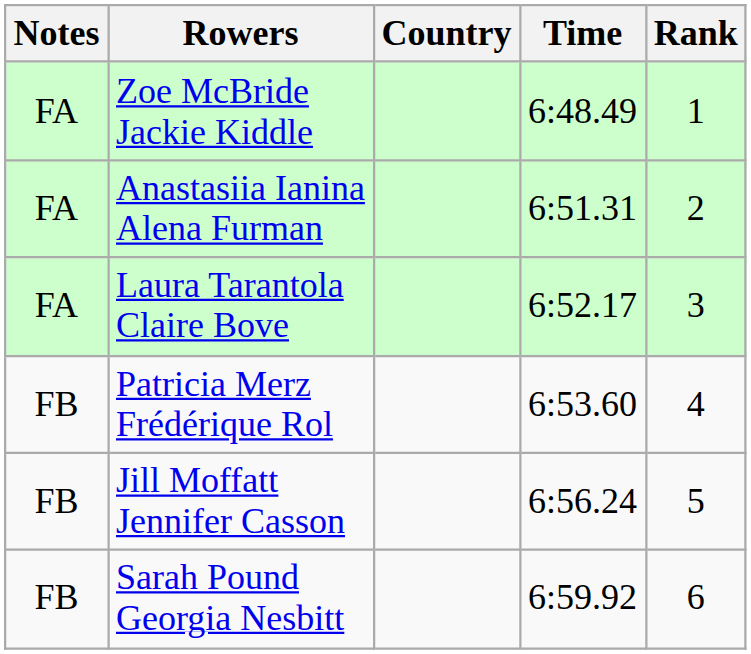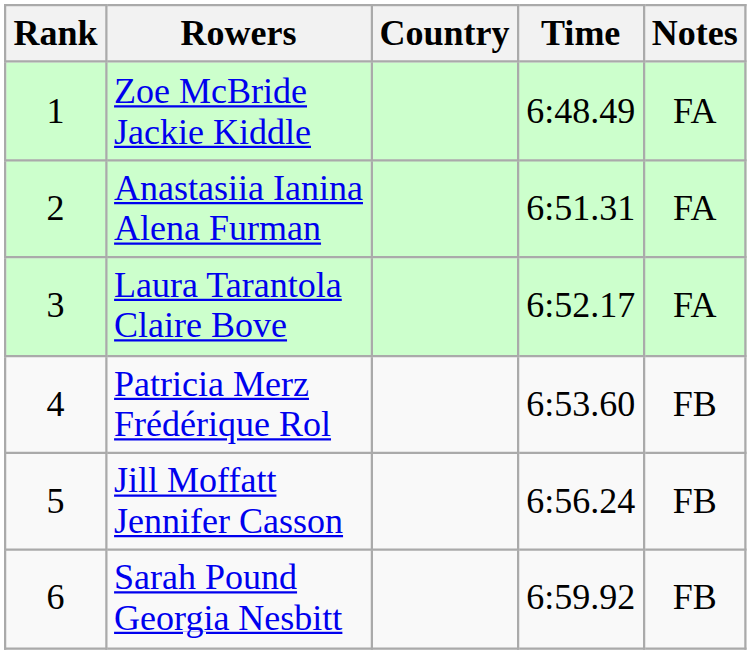columns swapped: (696, 33) <-> (56, 33)
